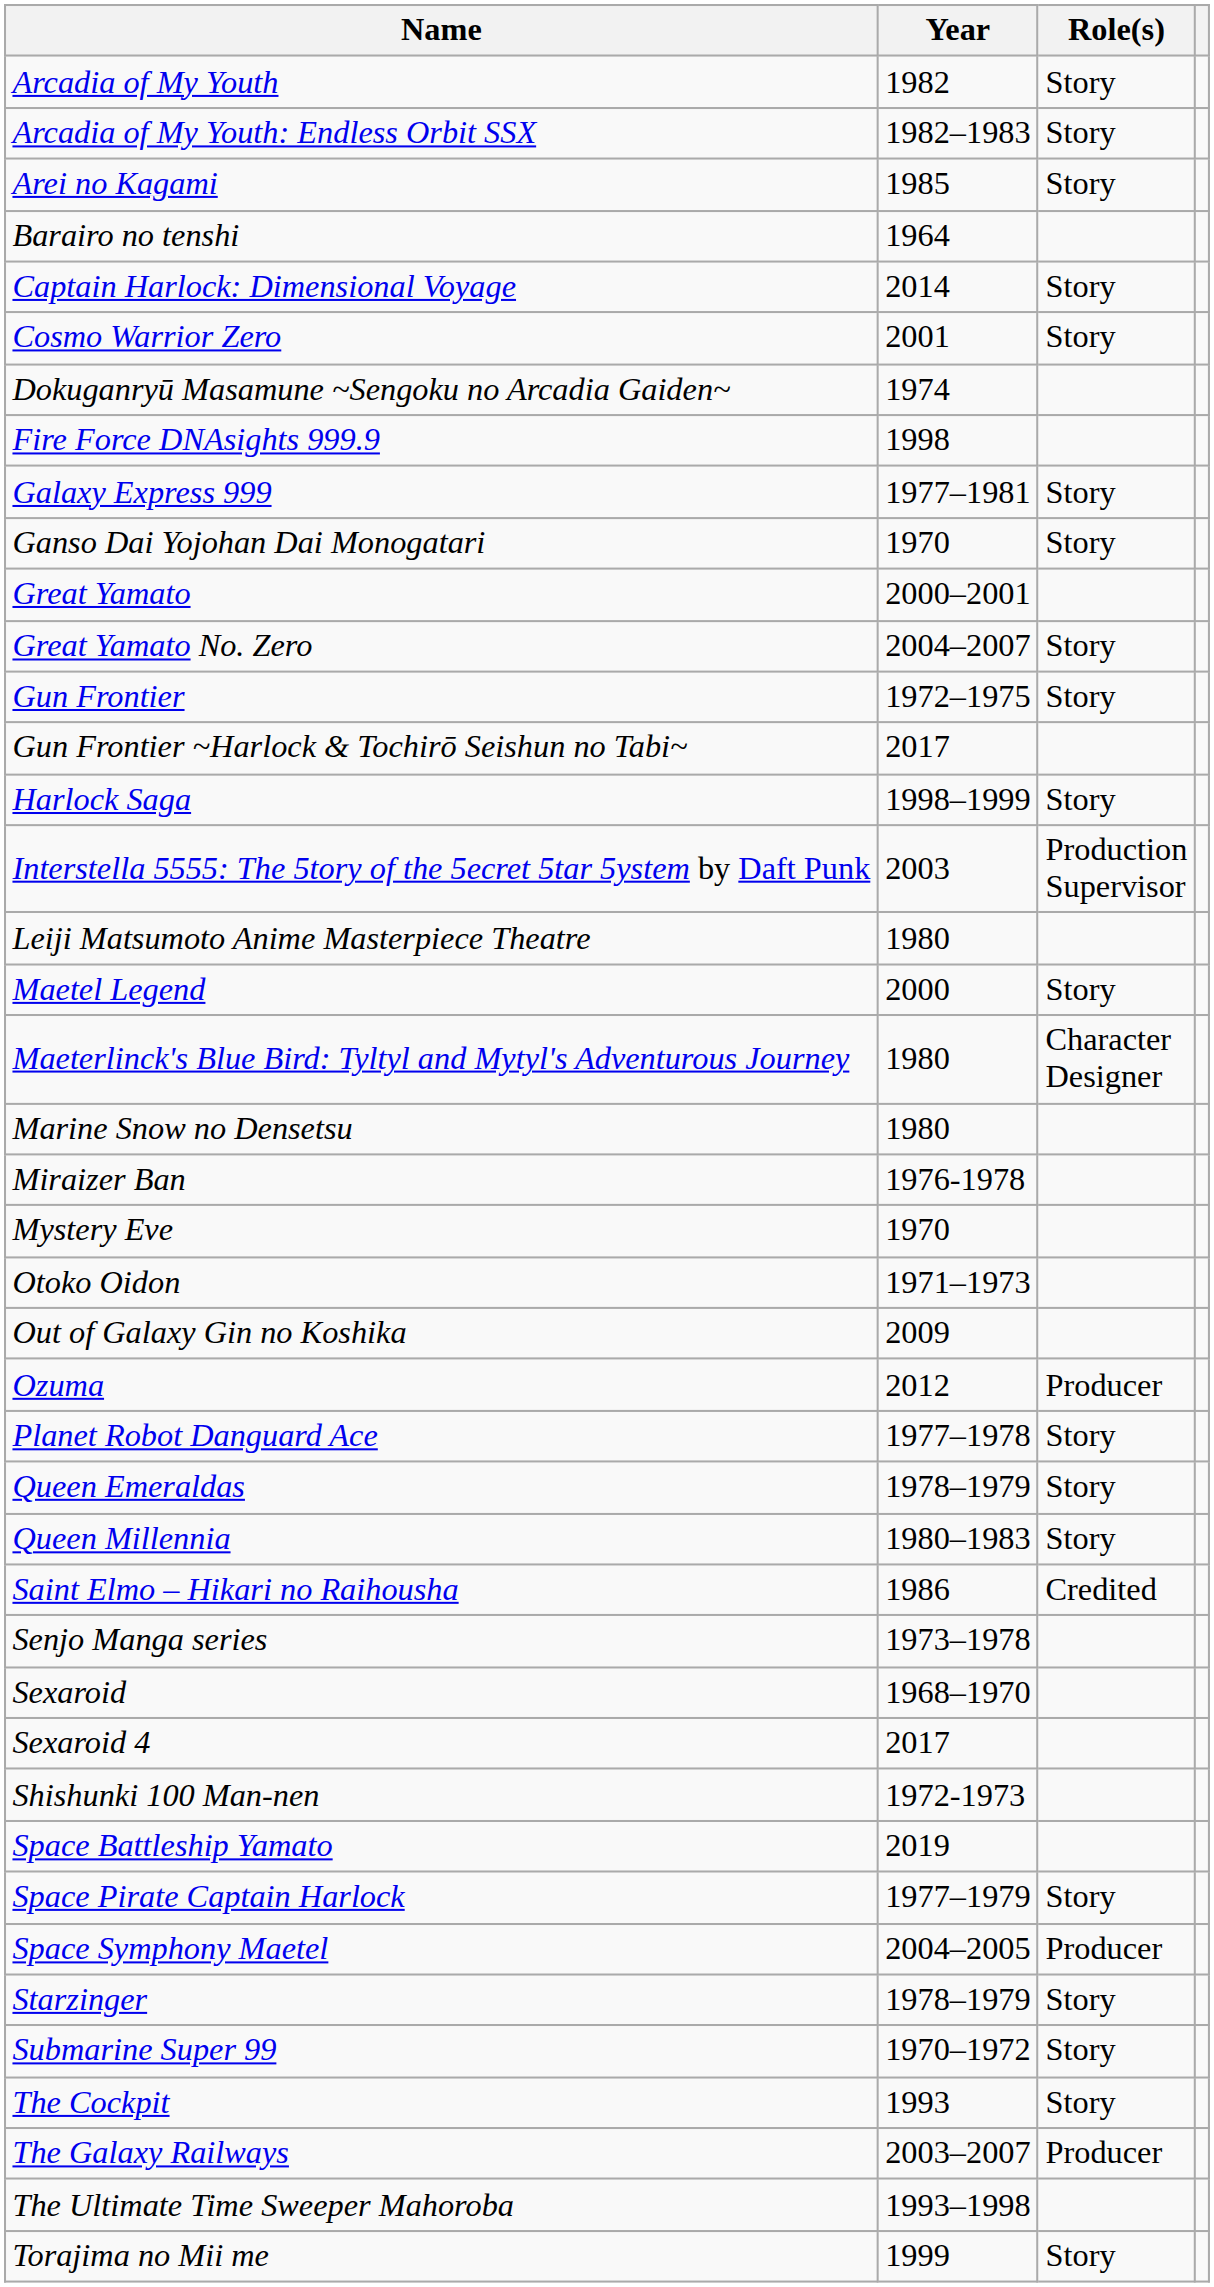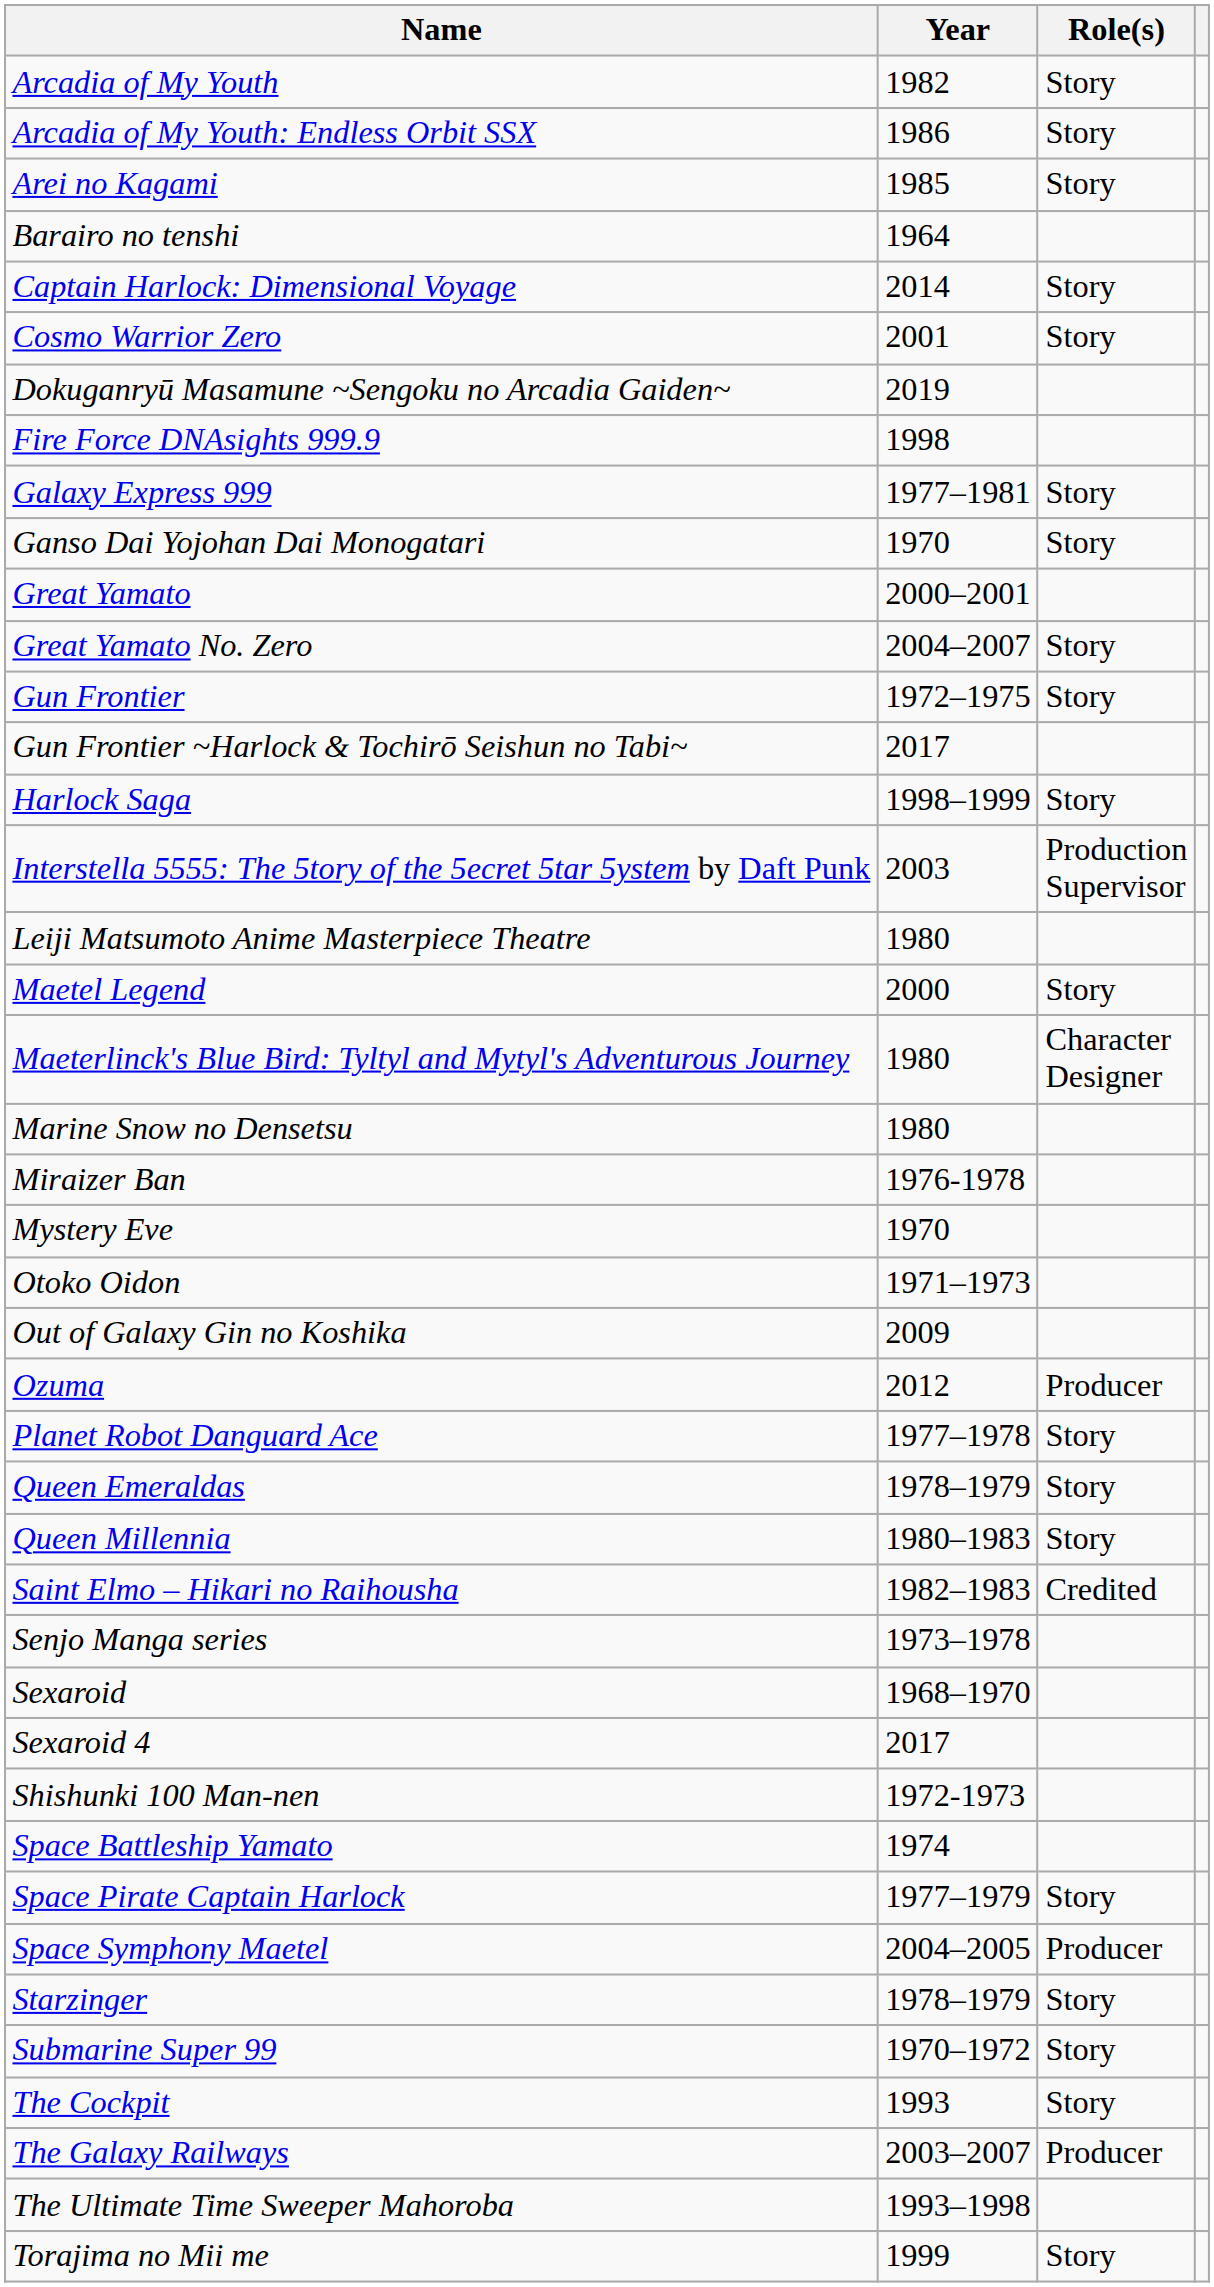(958, 132) 1982–1983 -> (918, 132) 1986
(918, 388) 1974 -> (918, 388) 2019
(918, 1589) 1986 -> (958, 1589) 1982–1983
(918, 1845) 2019 -> (918, 1845) 1974
